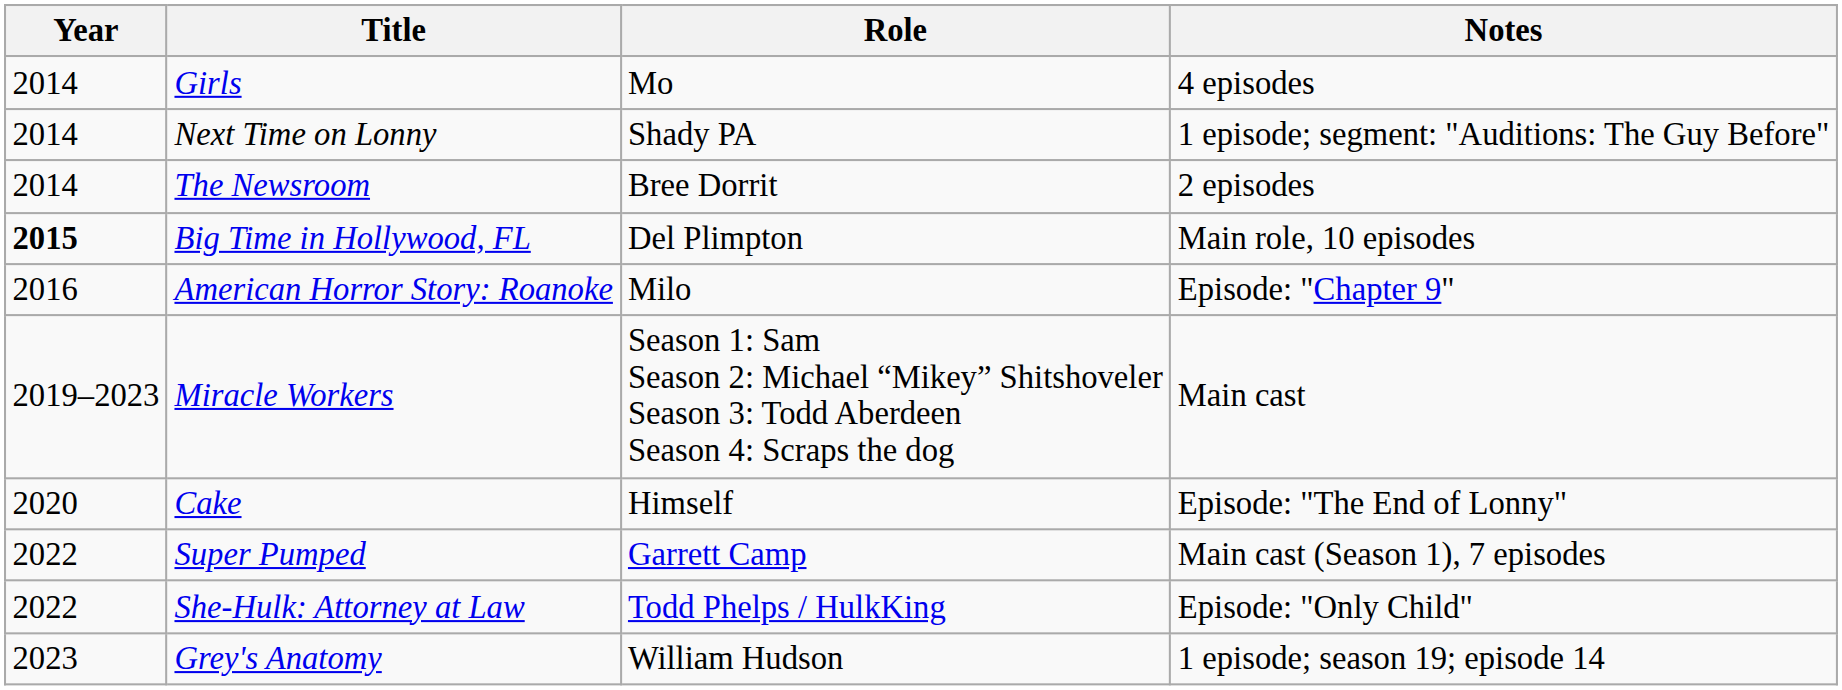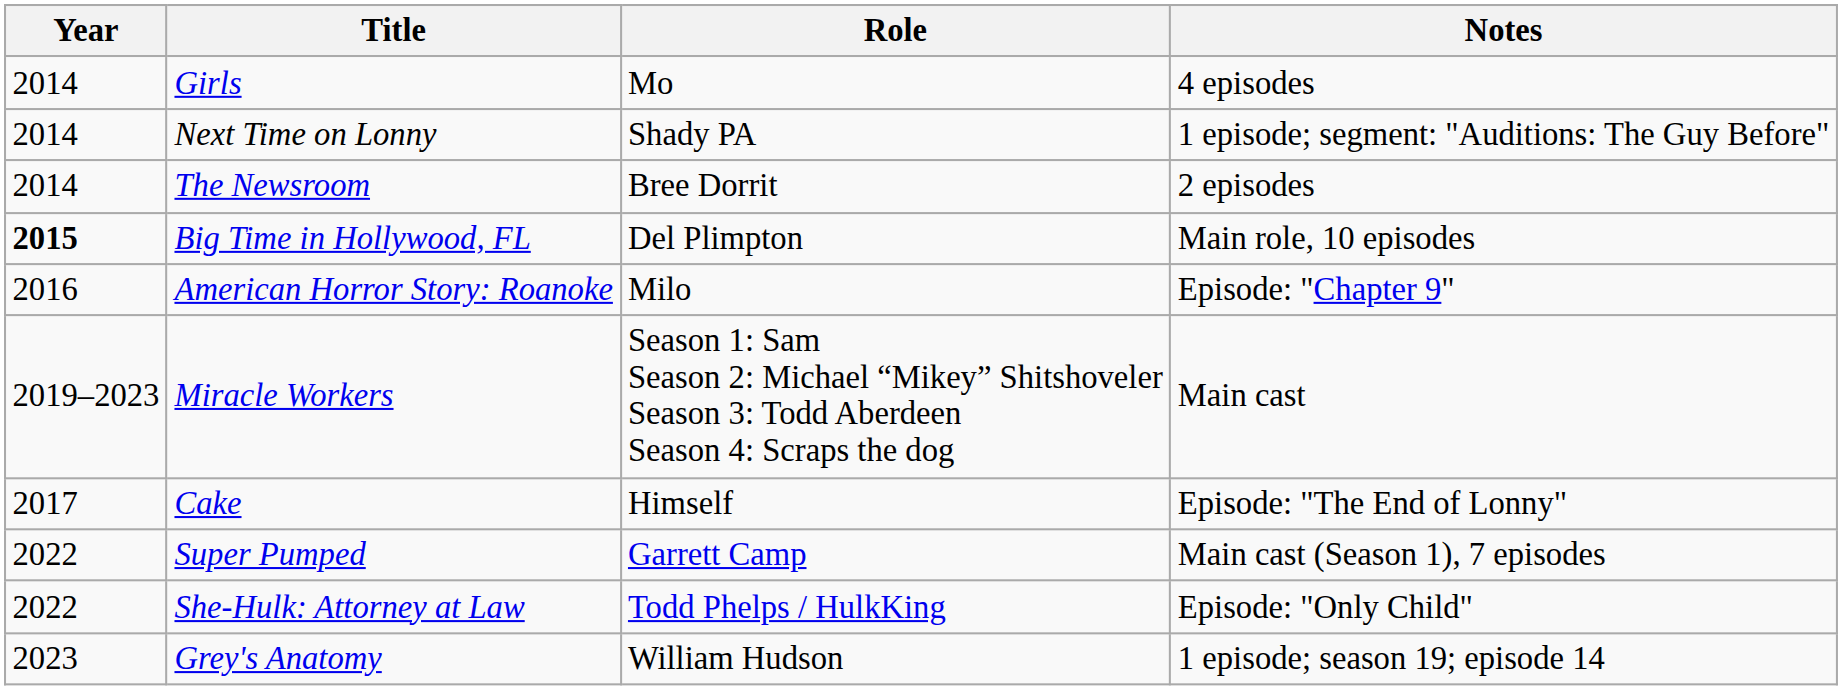(45, 502) 2020 -> (45, 502) 2017
